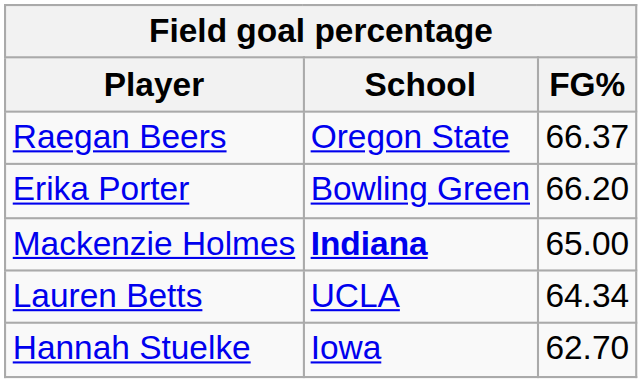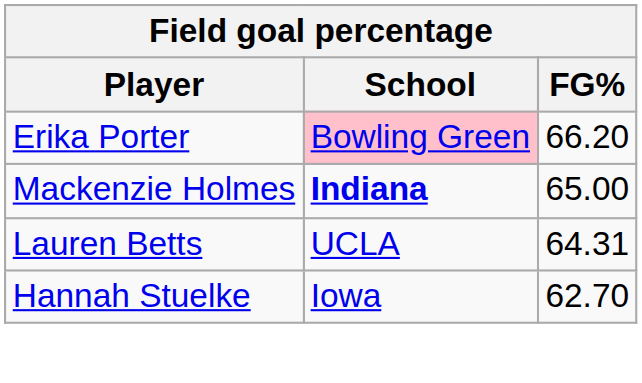- row: (120, 137)
(420, 190) no background -> (420, 137) pink background
(587, 296) 64.34 -> (587, 243) 64.31
